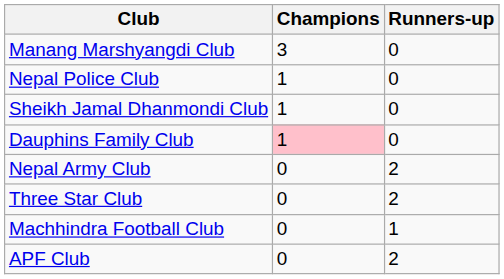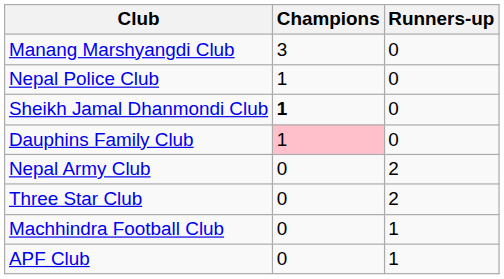(282, 109) normal -> (282, 109) bold
(394, 259) 2 -> (394, 259) 1
